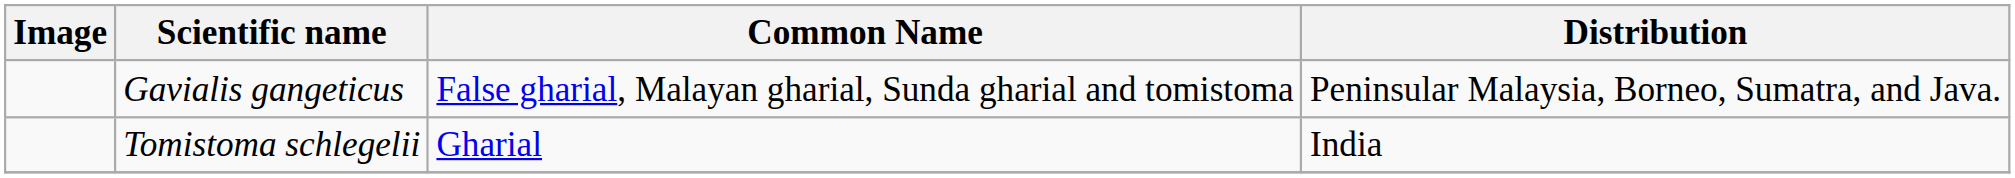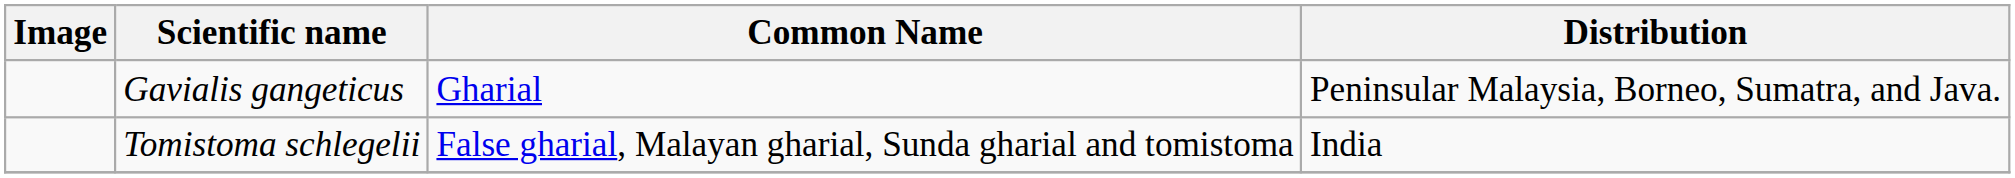(865, 88) False gharial, Malayan gharial, Sunda gharial and tomistoma -> (489, 88) Gharial
(489, 144) Gharial -> (865, 144) False gharial, Malayan gharial, Sunda gharial and tomistoma
